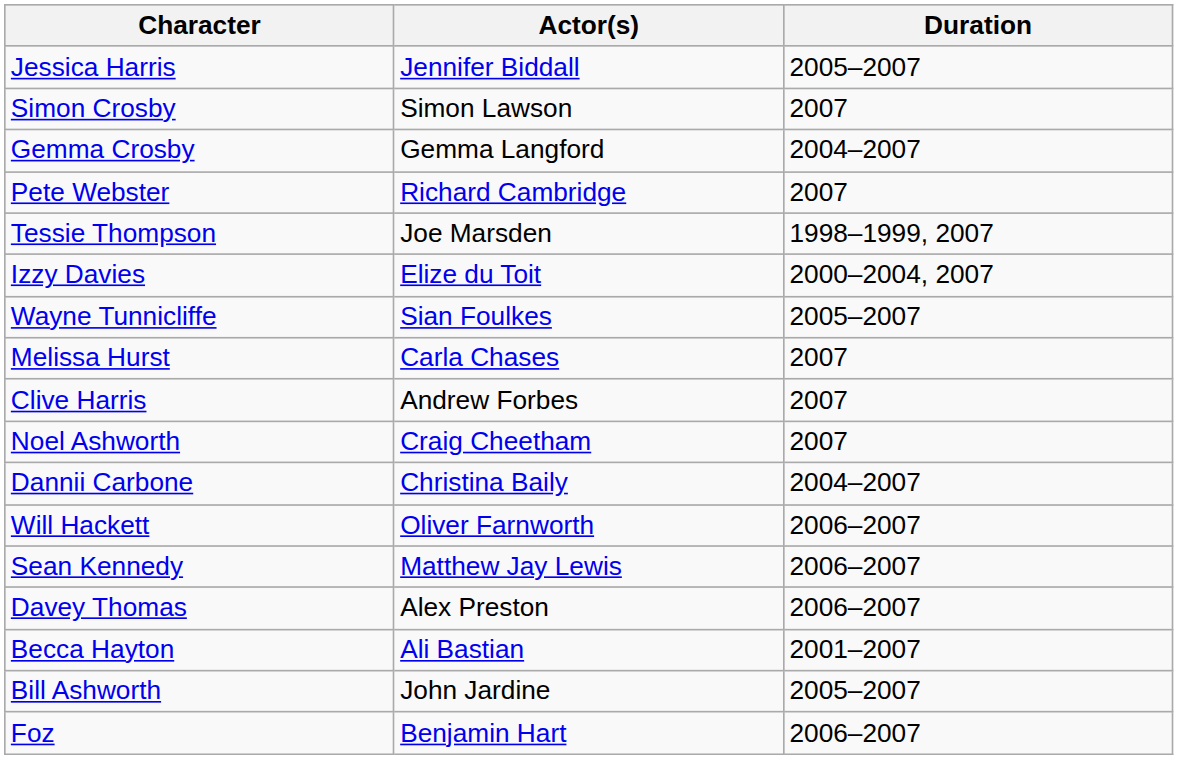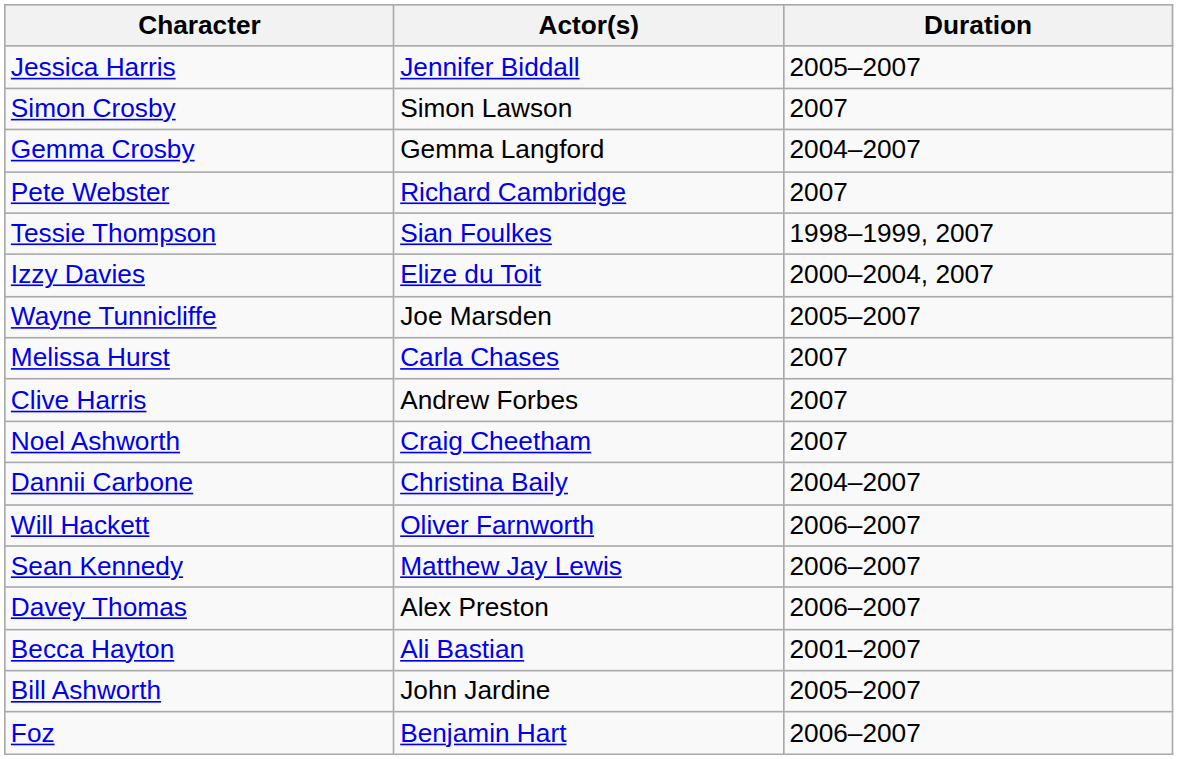(476, 233) Joe Marsden -> (476, 233) Sian Foulkes
(476, 316) Sian Foulkes -> (476, 316) Joe Marsden
